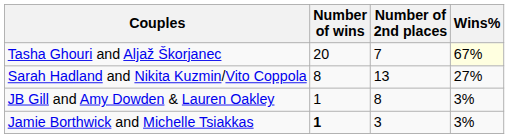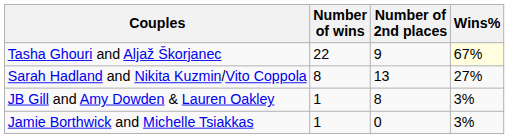(321, 54) 20 -> (321, 54) 22
(378, 54) 7 -> (378, 54) 9
(317, 122) bold -> (317, 122) normal
(378, 122) 3 -> (378, 122) 0
